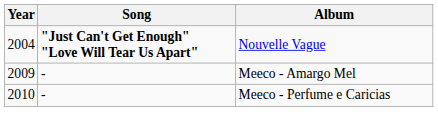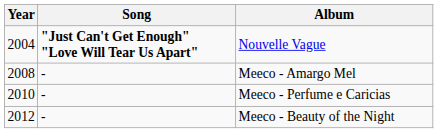(21, 73) 2009 -> (21, 73) 2008
+ row: (317, 116)
